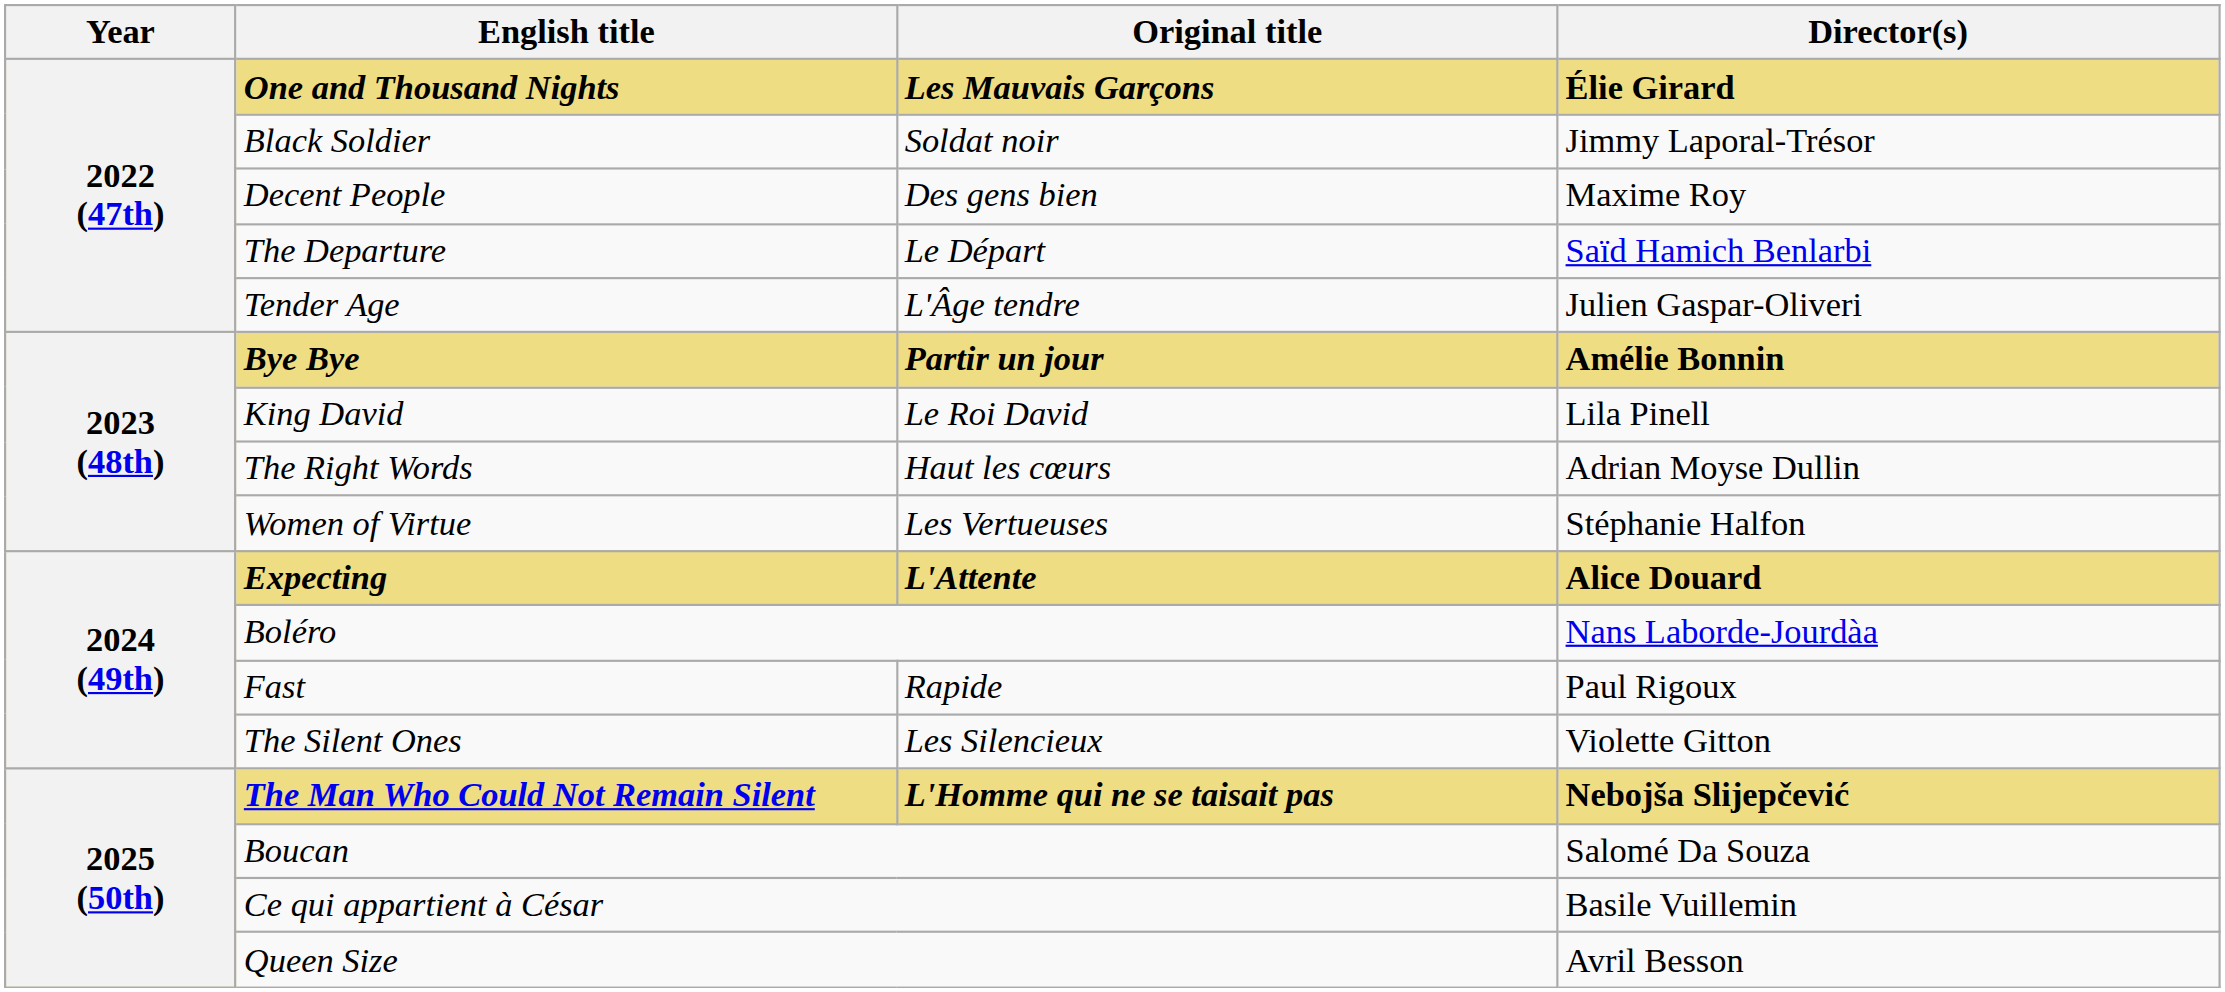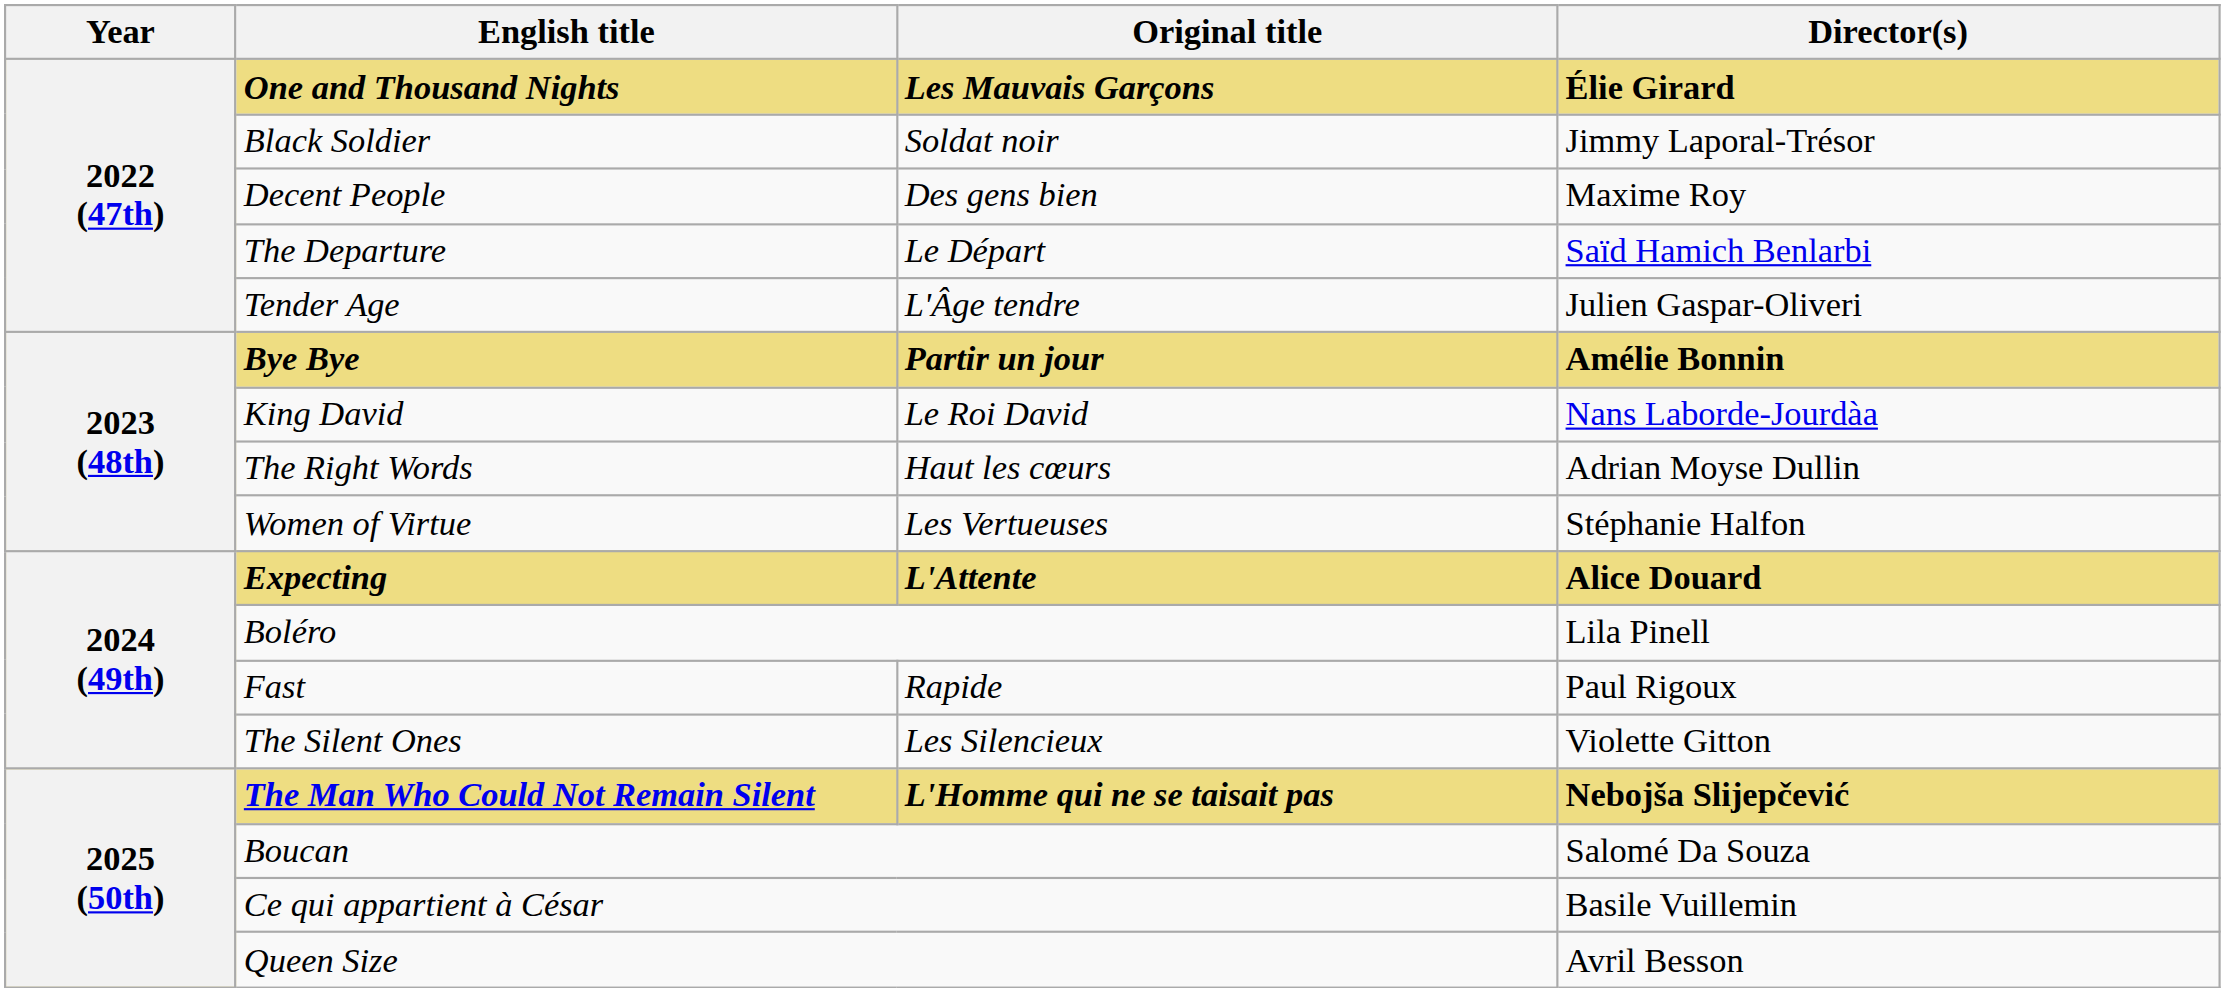(1638, 413) Lila Pinell -> (1722, 413) Nans Laborde-Jourdàa
(1722, 631) Nans Laborde-Jourdàa -> (1638, 631) Lila Pinell
